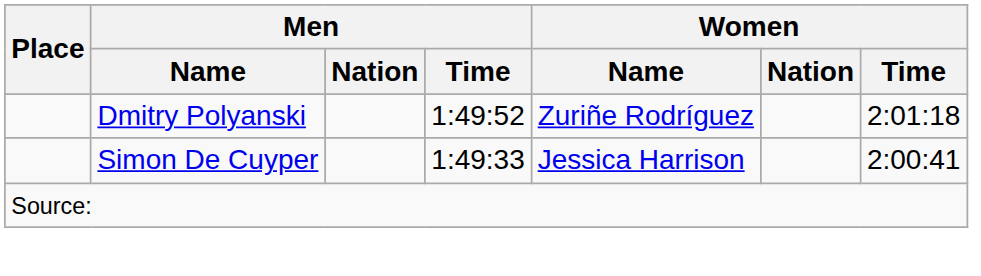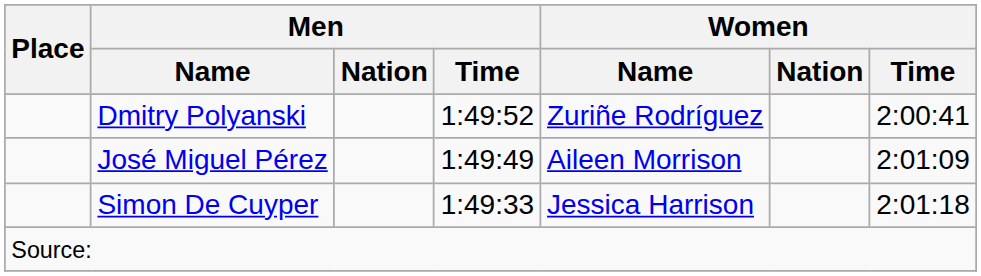(914, 115) 2:01:18 -> (923, 115) 2:00:41
+ row: (213, 159)
(914, 159) 2:00:41 -> (923, 204) 2:01:18
